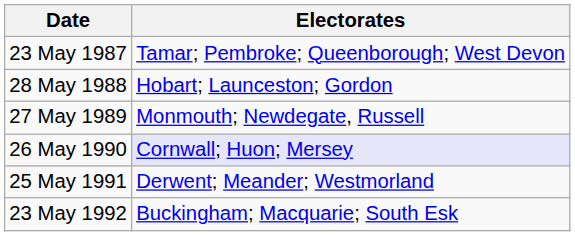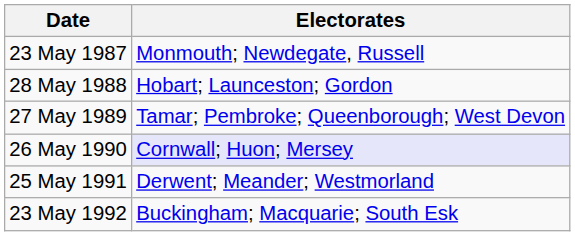(351, 52) Tamar; Pembroke; Queenborough; West Devon -> (280, 52) Monmouth; Newdegate, Russell
(280, 117) Monmouth; Newdegate, Russell -> (351, 117) Tamar; Pembroke; Queenborough; West Devon
